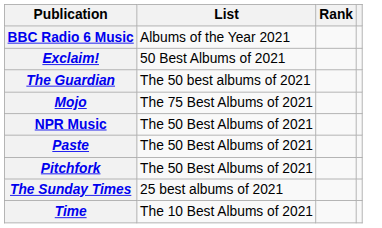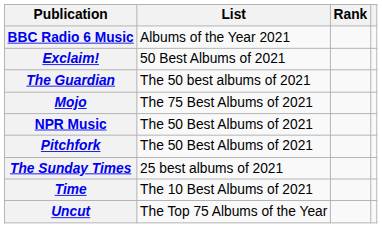- row: (71, 146)
+ row: (71, 211)
